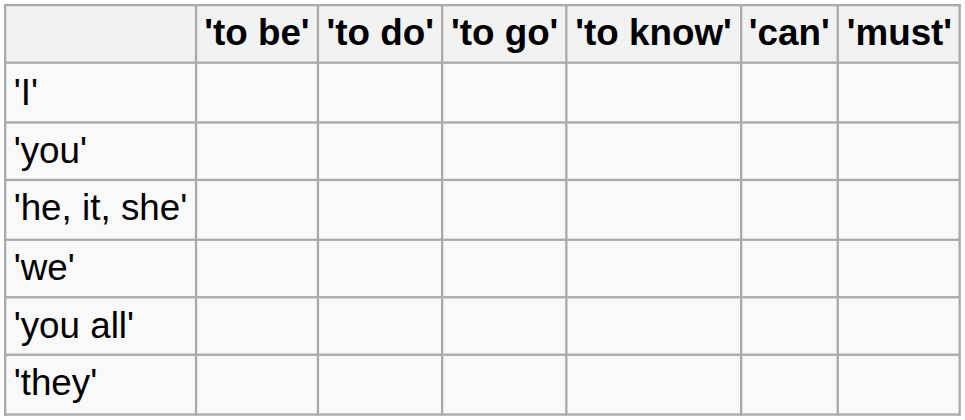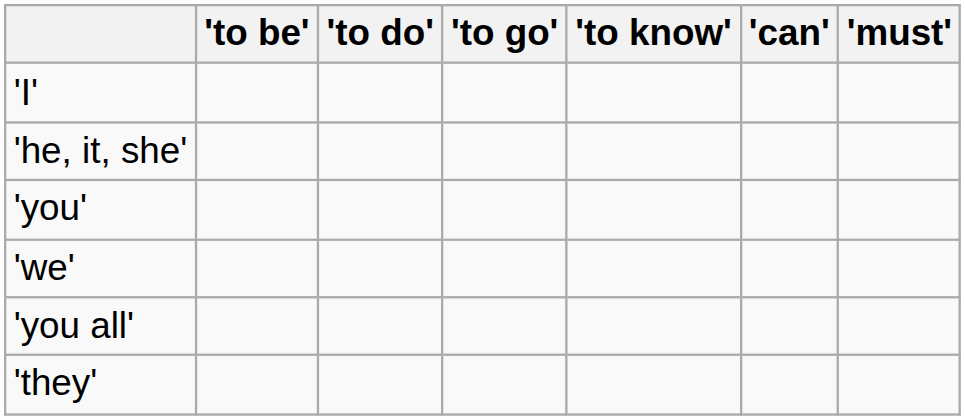rows swapped: (50, 150) <-> (100, 208)
